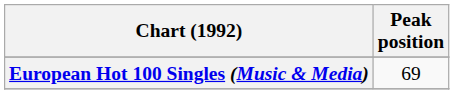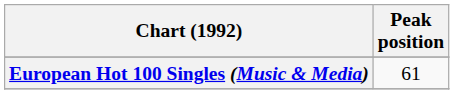(411, 72) 69 -> (411, 72) 61
